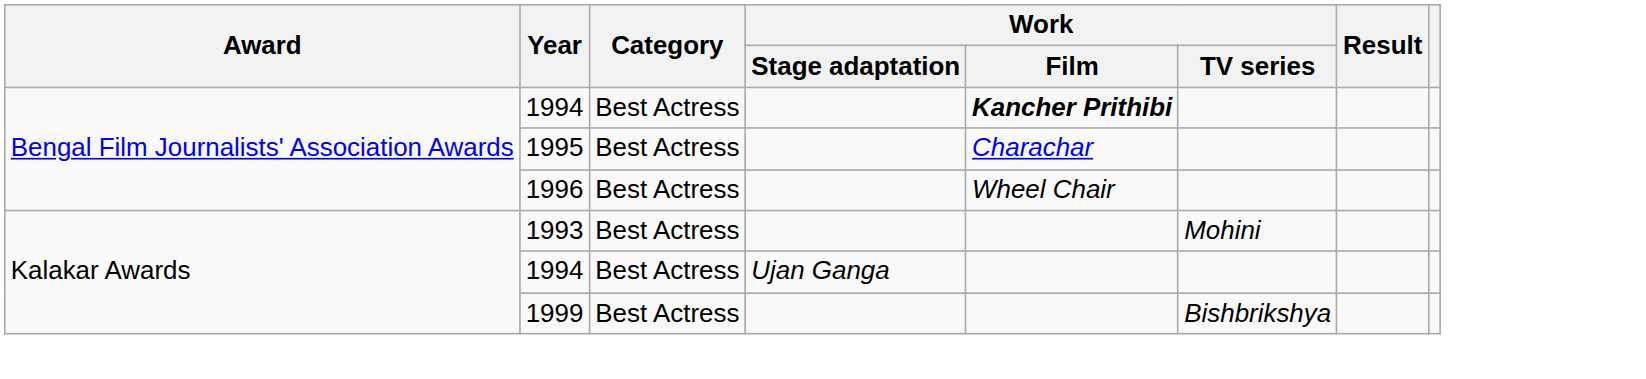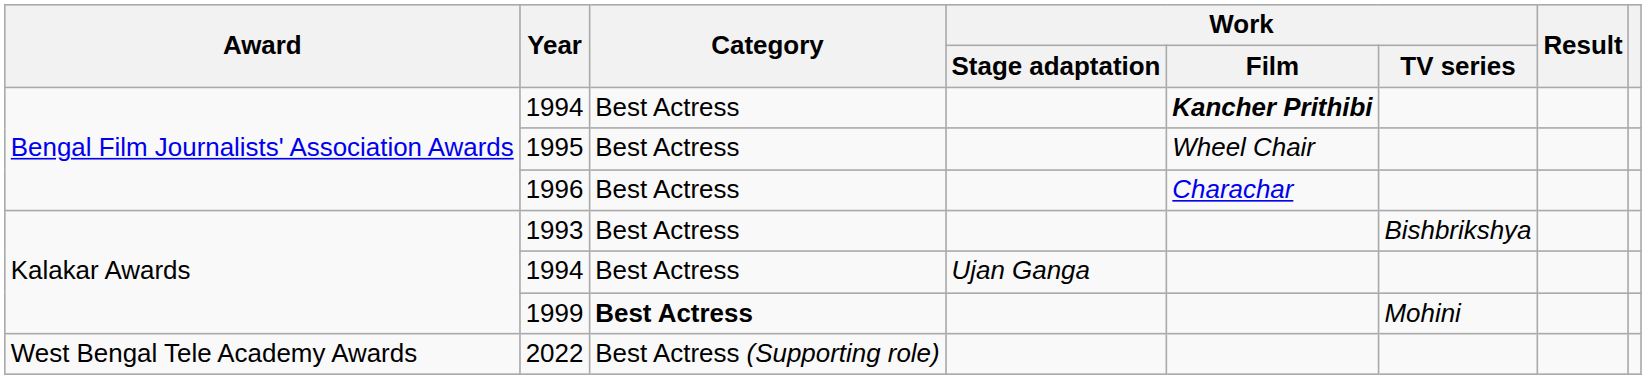(1033, 148) Charachar -> (1244, 148) Wheel Chair
(1043, 189) Wheel Chair -> (1233, 189) Charachar
(1222, 230) Mohini -> (1458, 230) Bishbrikshya
(667, 312) normal -> (674, 312) bold
(1258, 312) Bishbrikshya -> (1423, 312) Mohini
+ row: (214, 353)
